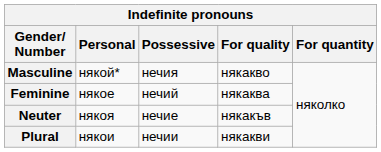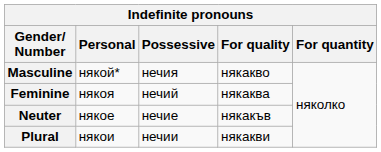(97, 94) някое -> (96, 94) някоя
(96, 115) някоя -> (97, 115) някое
